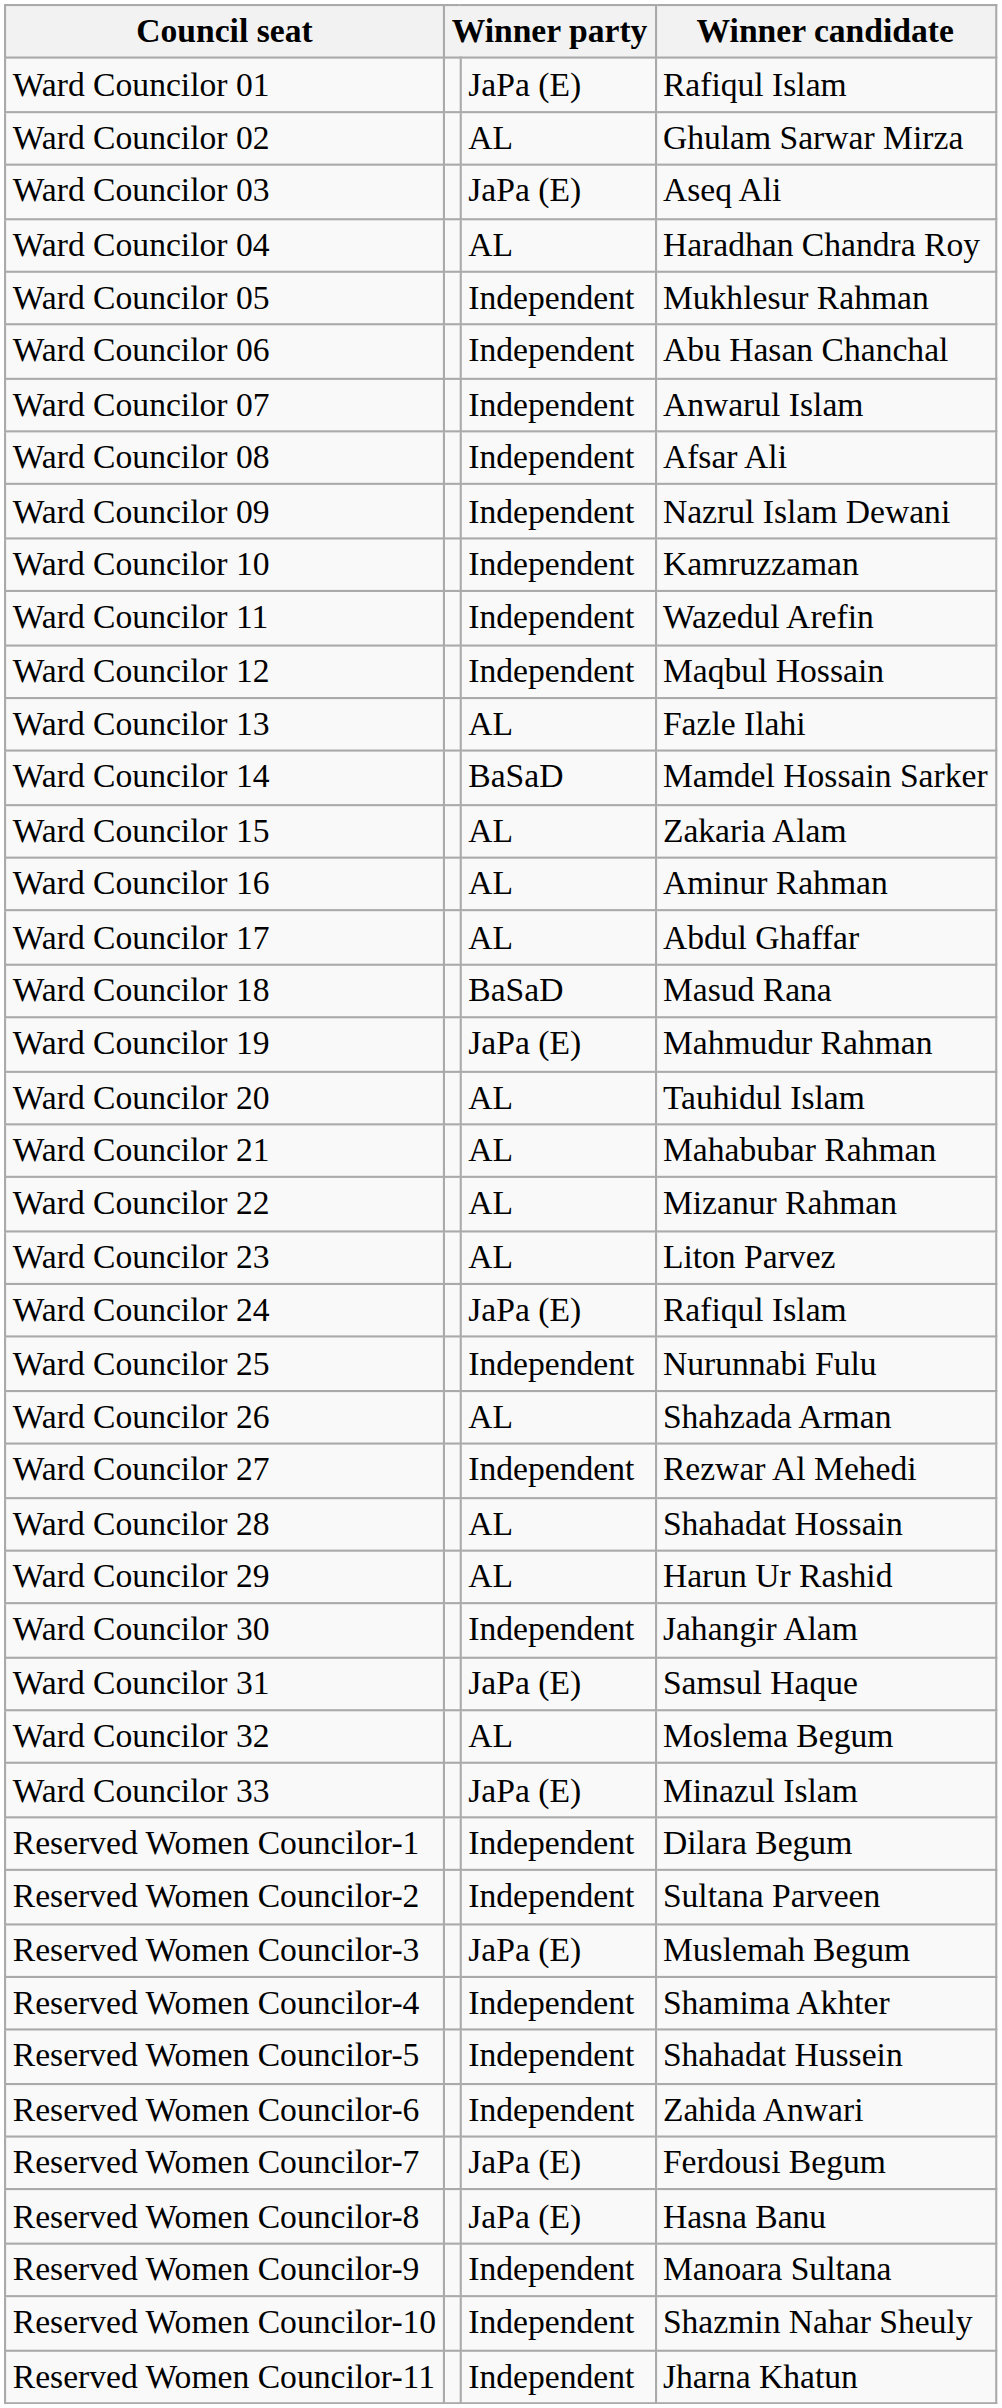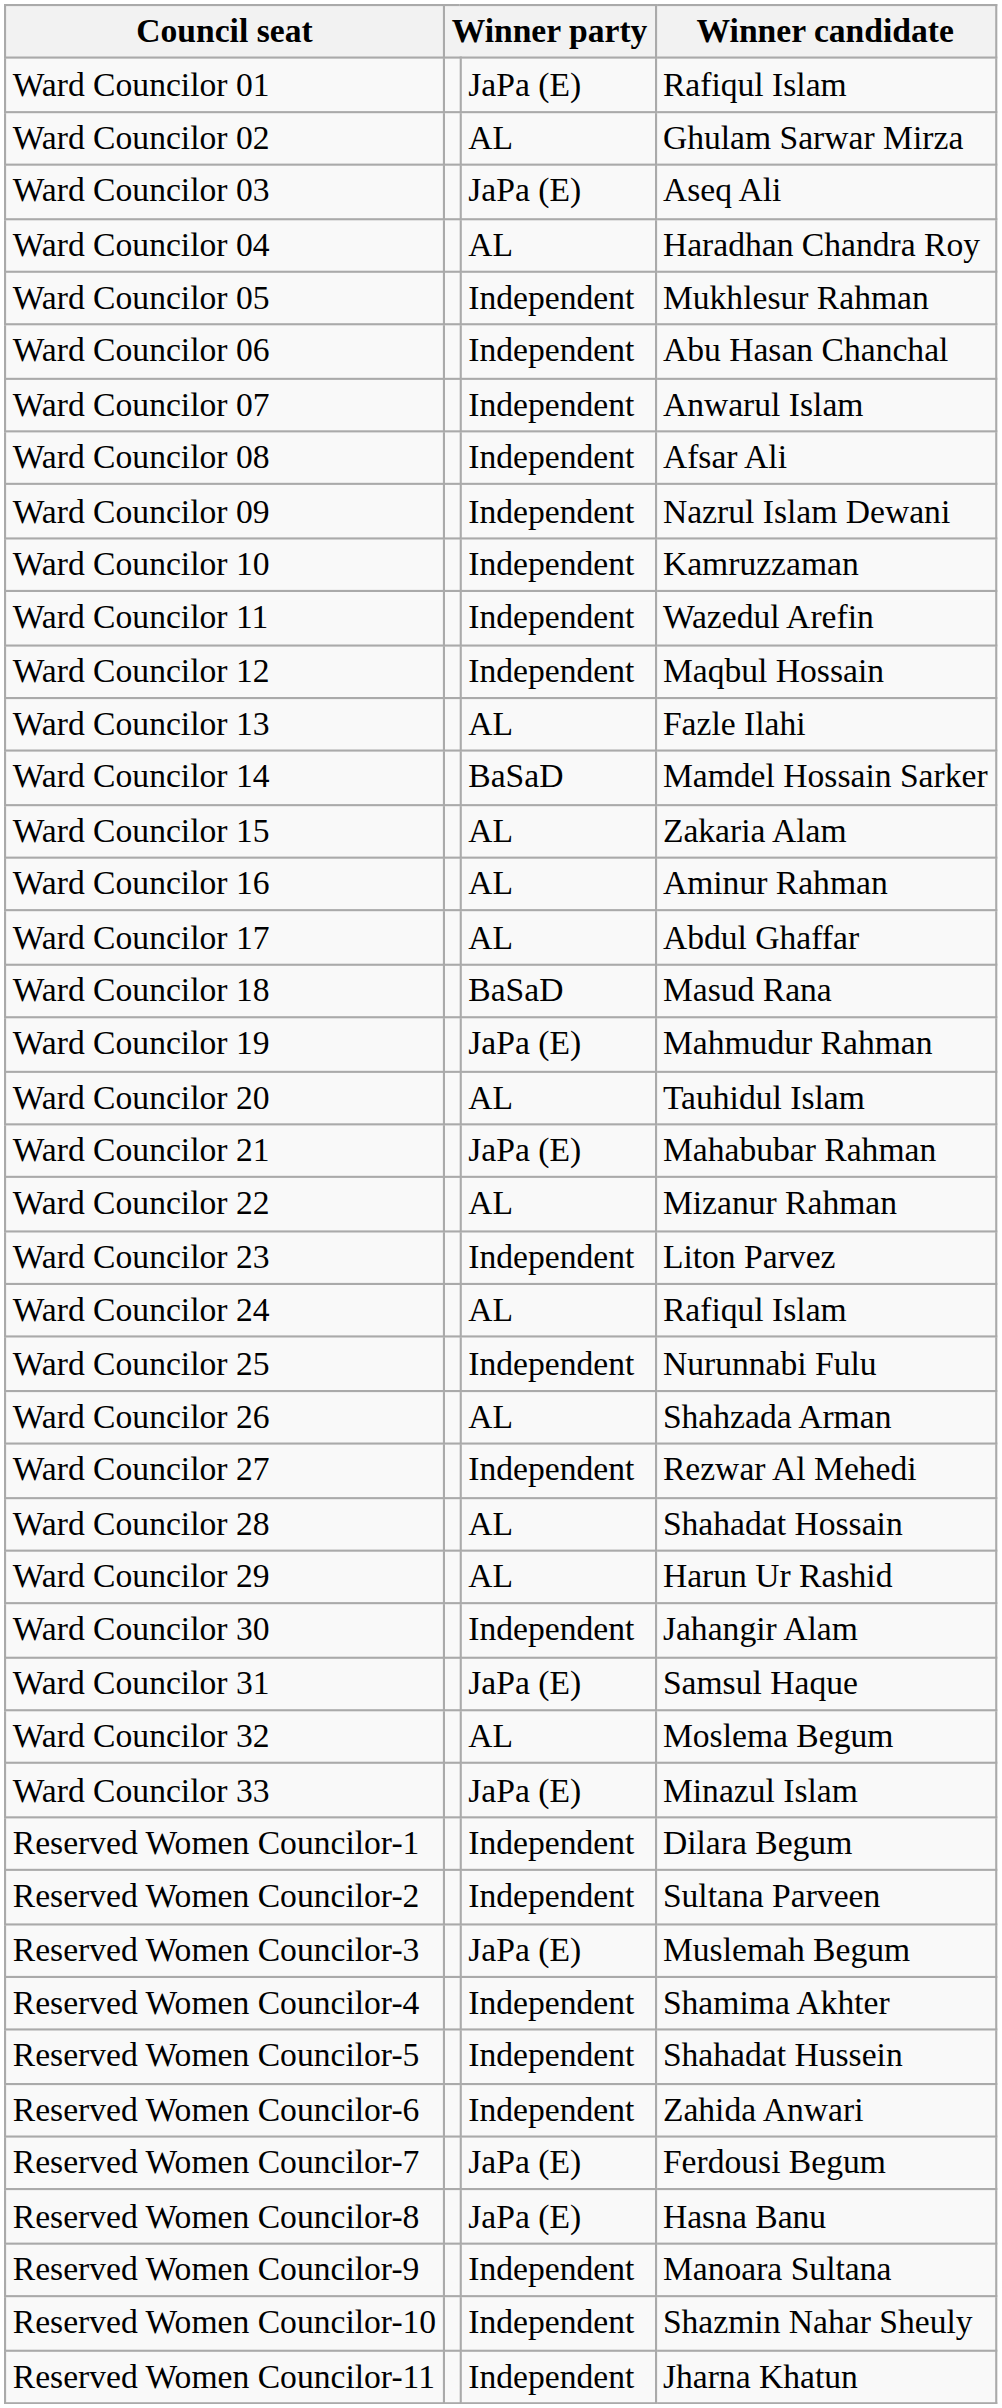(491, 1150) AL -> (525, 1150) JaPa (E)
(491, 1256) AL -> (551, 1256) Independent
(525, 1310) JaPa (E) -> (491, 1310) AL
